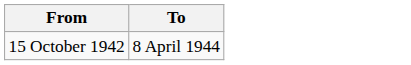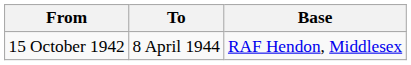+ column: (315, 18)
